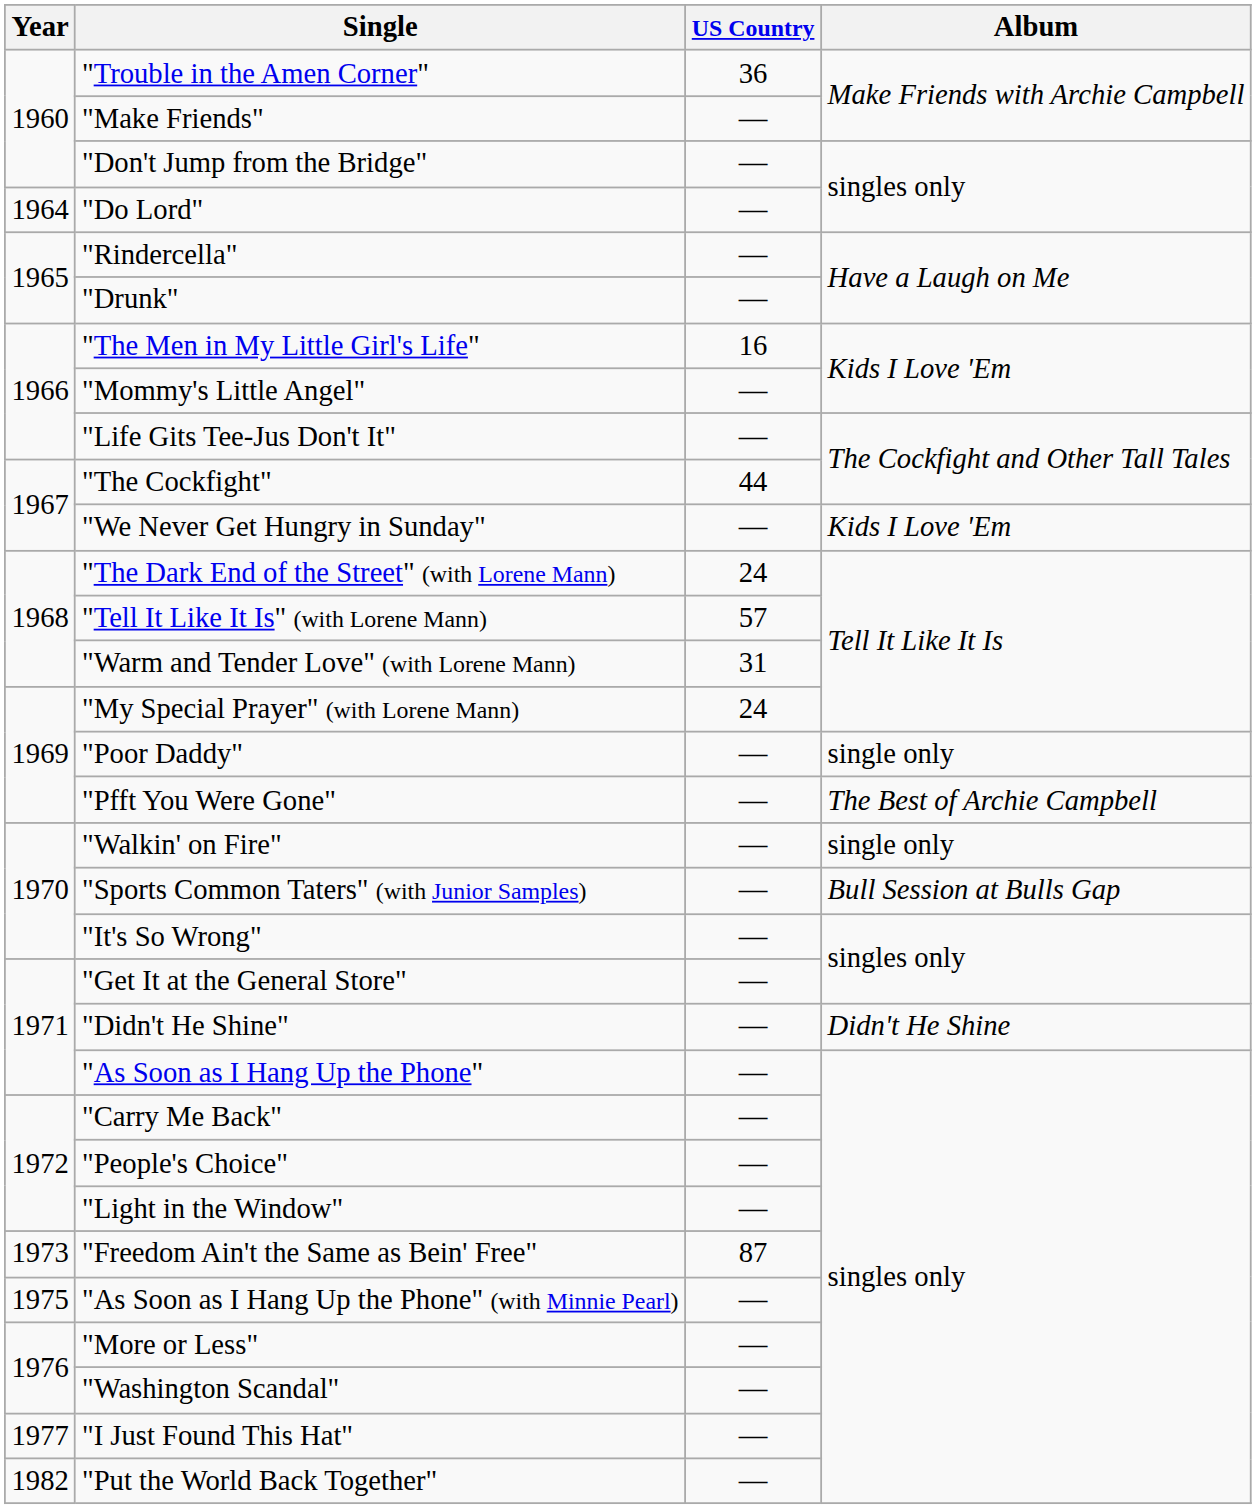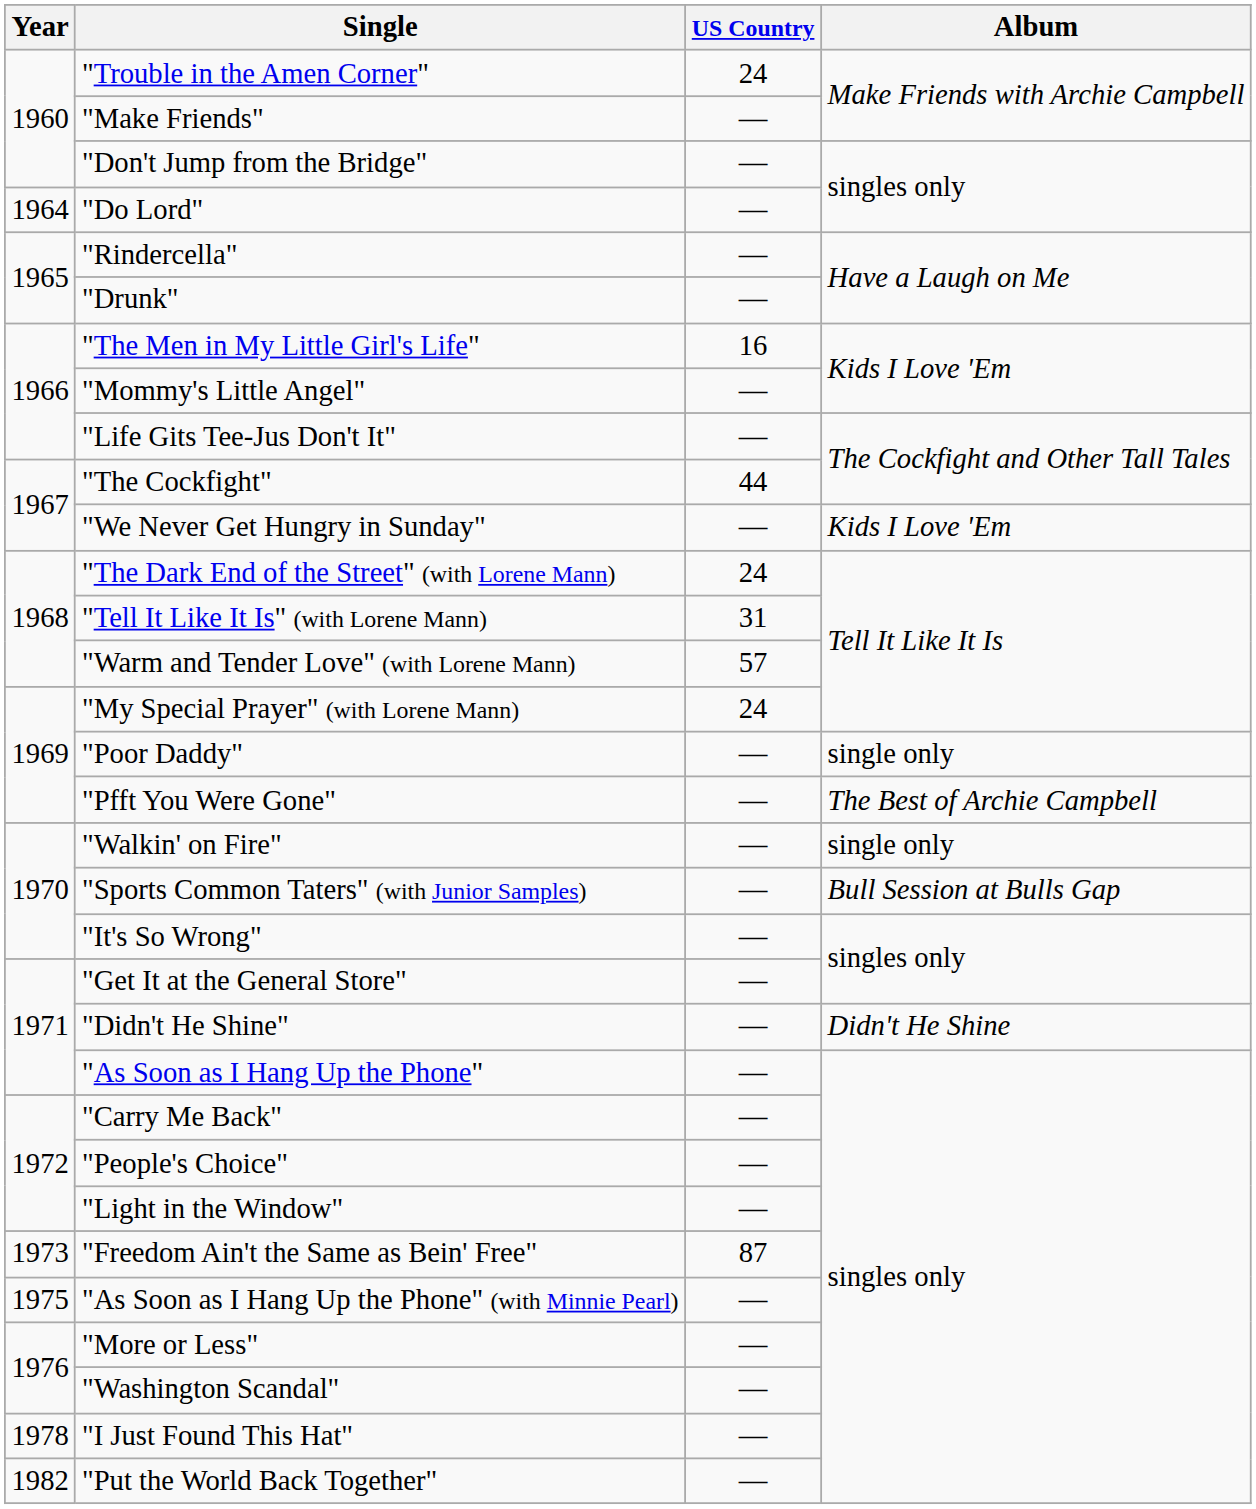(753, 72) 36 -> (753, 72) 24
(753, 617) 57 -> (753, 617) 31
(753, 663) 31 -> (753, 663) 57
(40, 1435) 1977 -> (40, 1435) 1978
